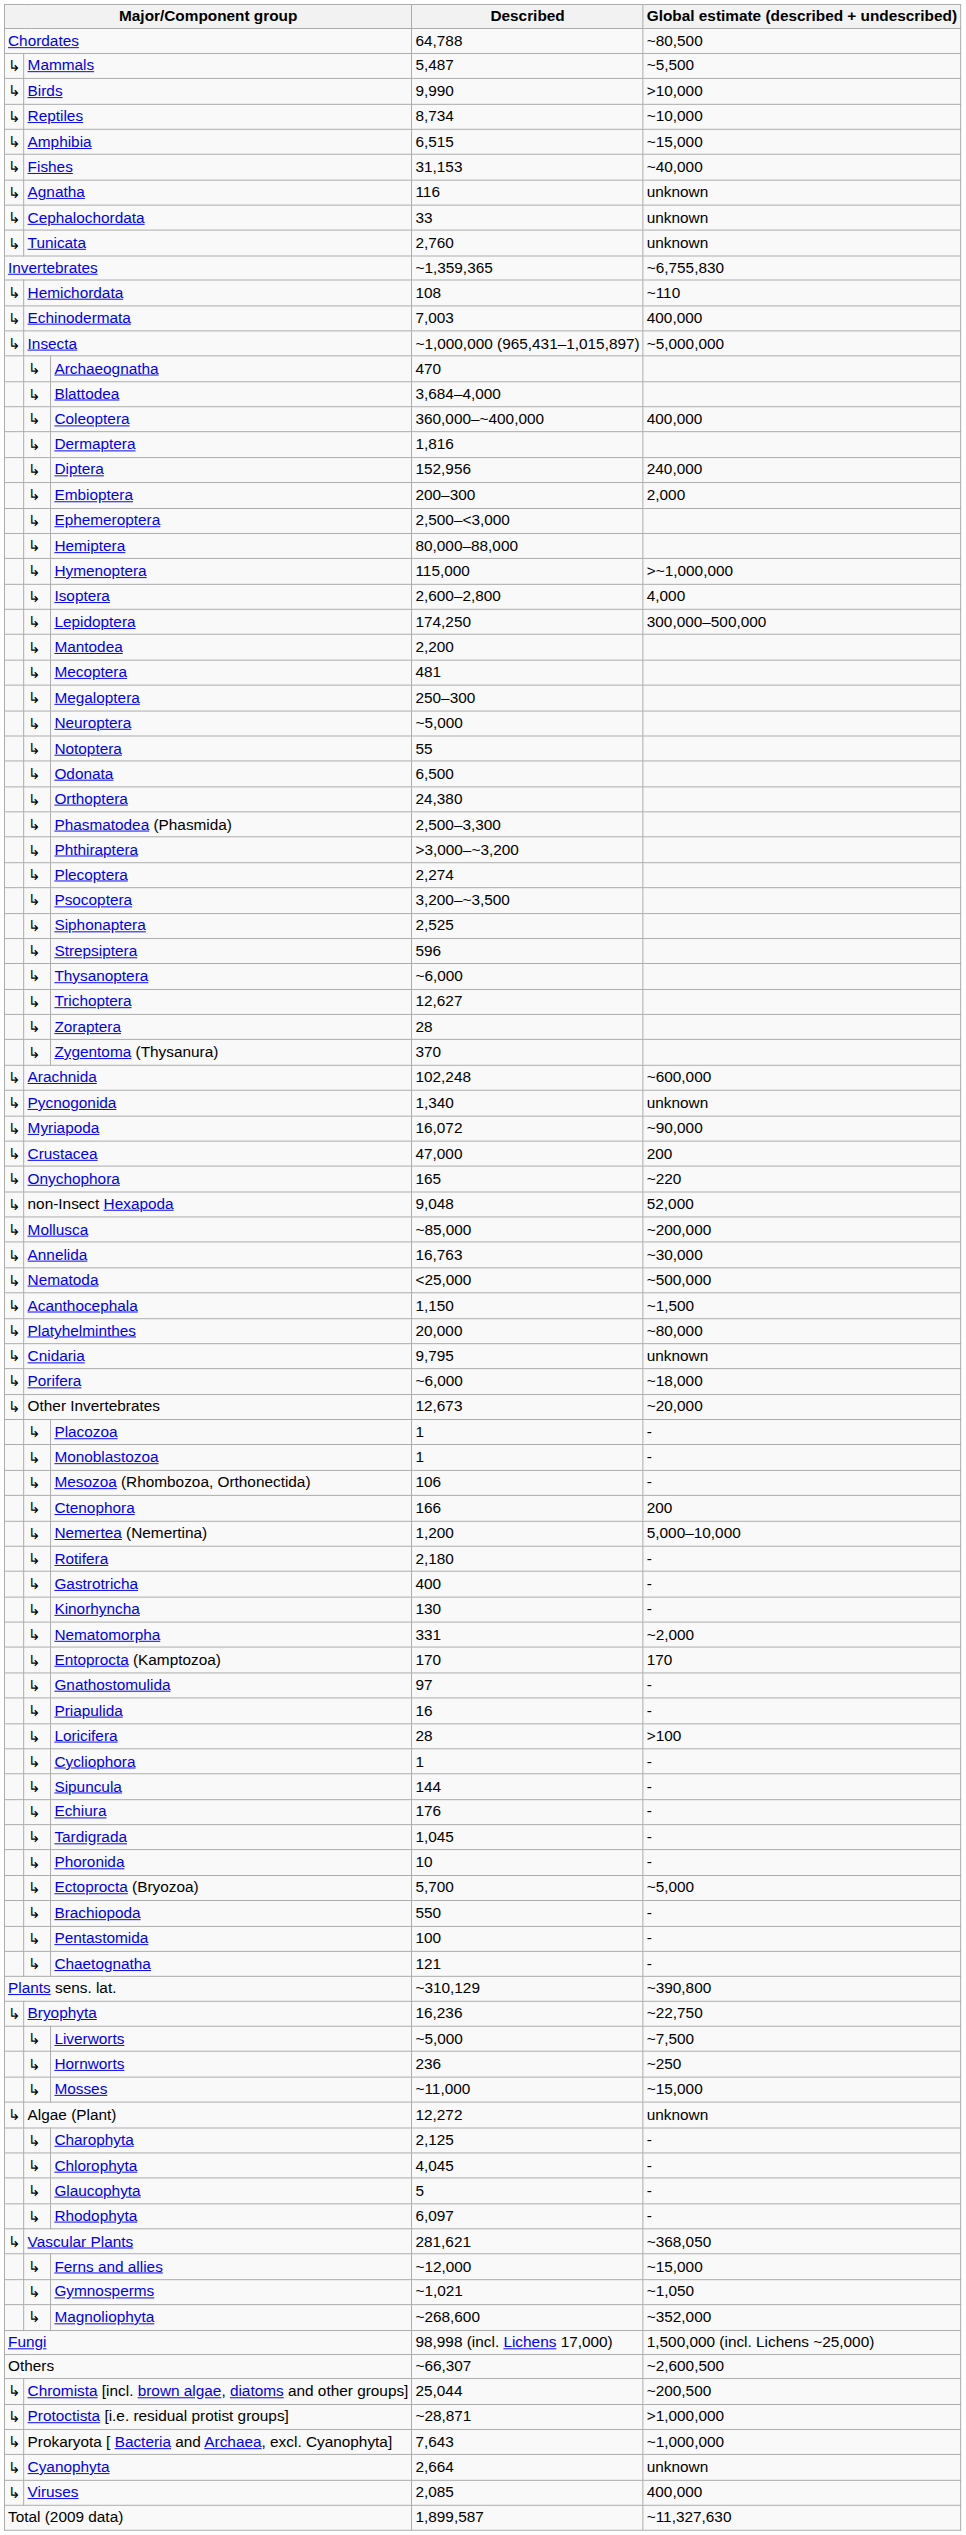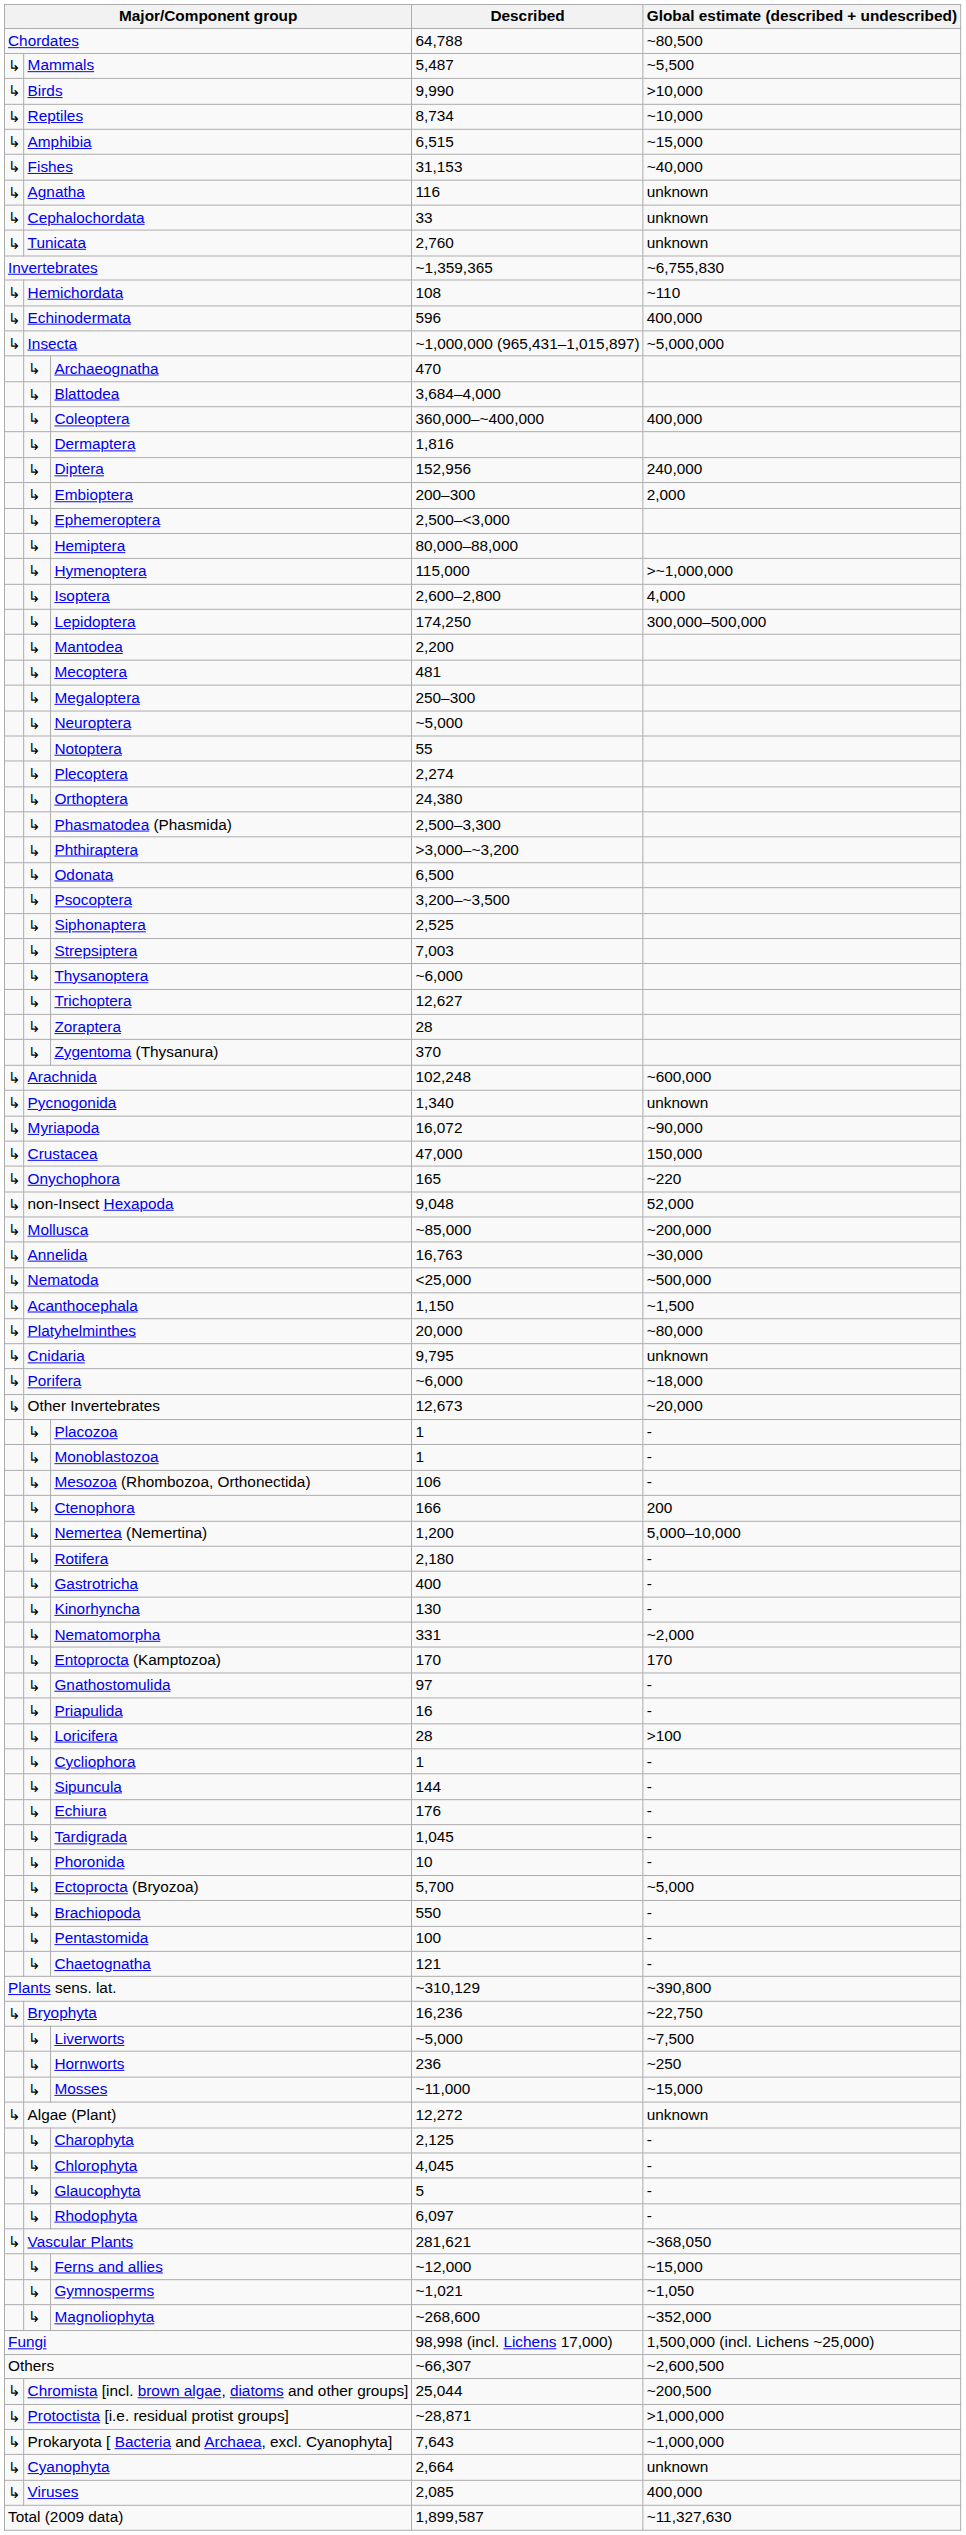(435, 318) 7,003 -> (428, 318) 596
rows swapped: (84, 773) <-> (91, 875)
(428, 951) 596 -> (435, 951) 7,003
(660, 1153) 200 -> (675, 1153) 150,000
